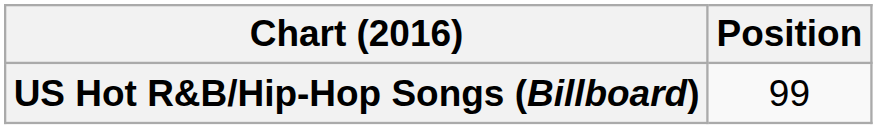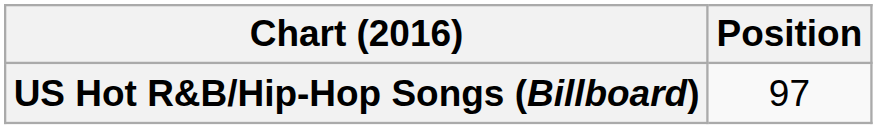(789, 92) 99 -> (789, 92) 97
